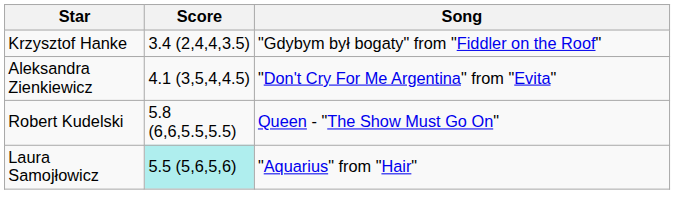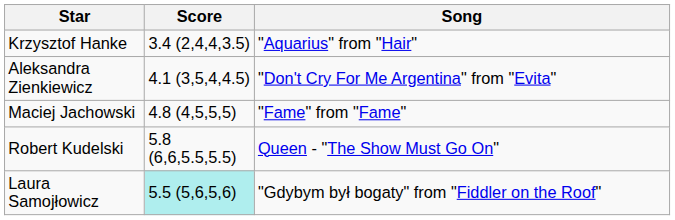(430, 43) "Gdybym był bogaty" from "Fiddler on the Roof" -> (338, 43) "Aquarius" from "Hair"
+ row: (72, 113)
(338, 166) "Aquarius" from "Hair" -> (430, 192) "Gdybym był bogaty" from "Fiddler on the Roof"
